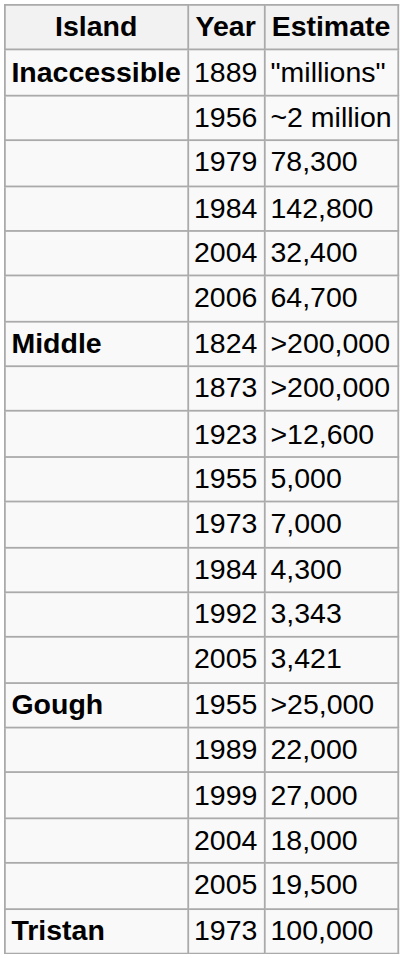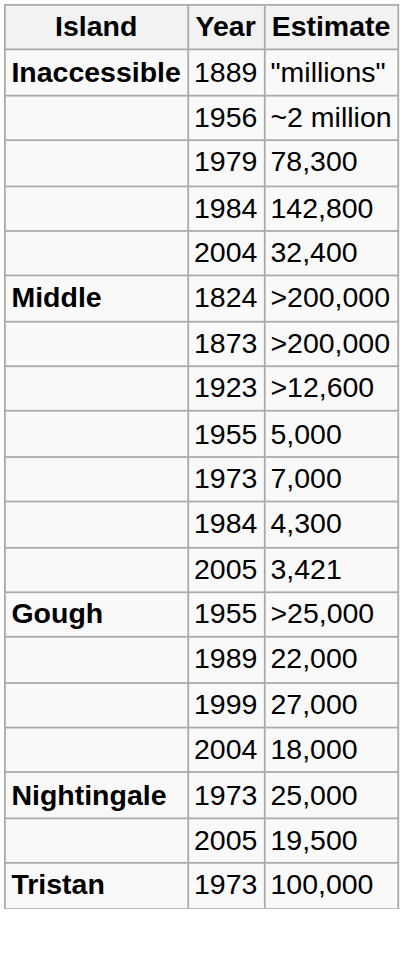- row: (226, 298)
- row: (226, 614)
+ row: (226, 794)
